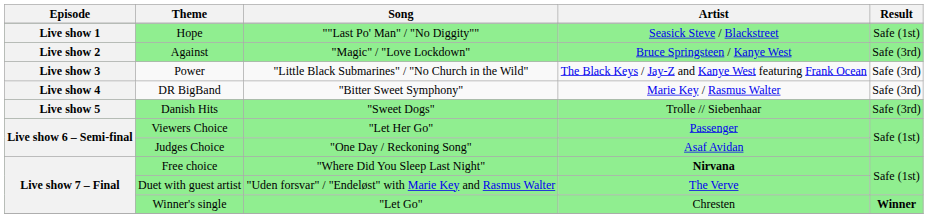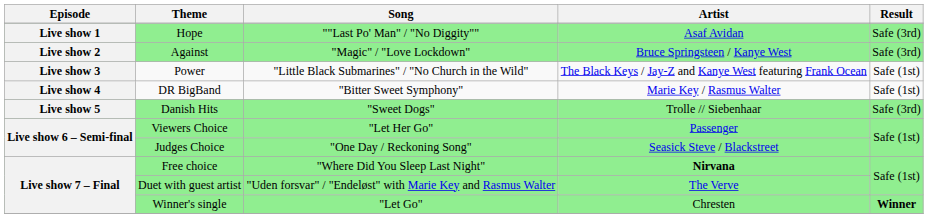(714, 33) Seasick Steve / Blackstreet -> (714, 33) Asaf Avidan
(896, 33) Safe (1st) -> (896, 33) Safe (3rd)
(896, 71) Safe (3rd) -> (896, 71) Safe (1st)
(896, 90) Safe (3rd) -> (896, 90) Safe (1st)
(714, 147) Asaf Avidan -> (714, 147) Seasick Steve / Blackstreet
